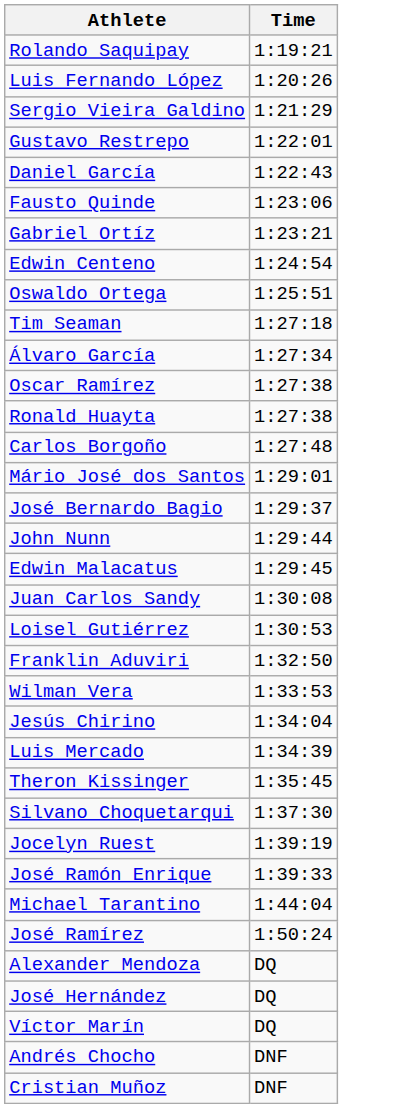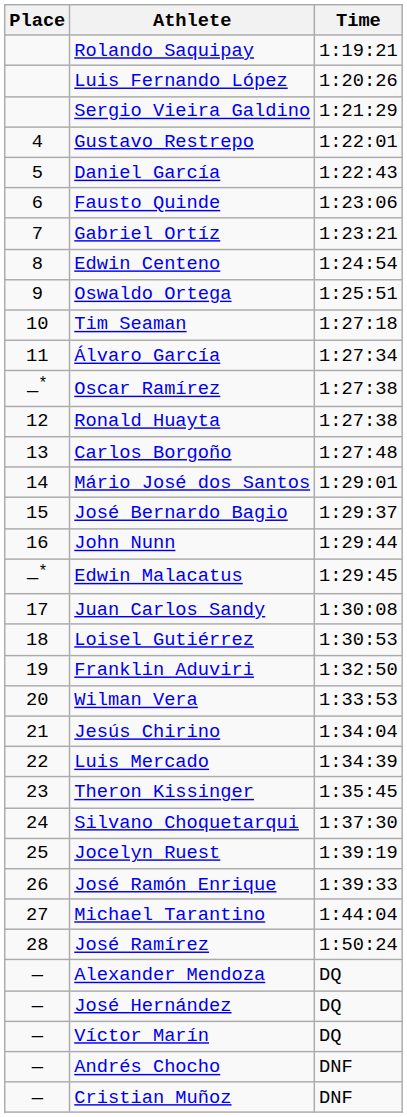+ column: (37, 20)
